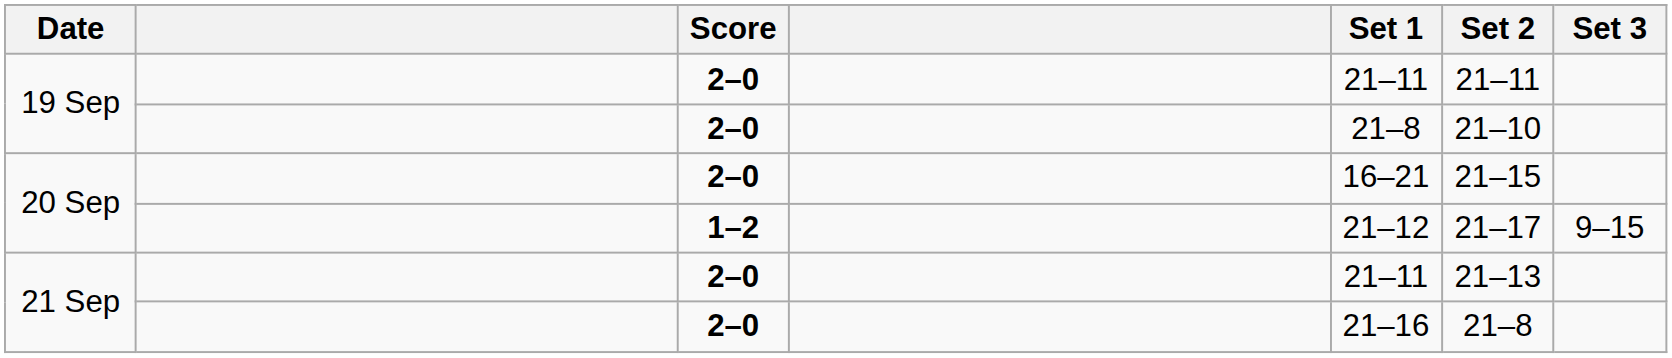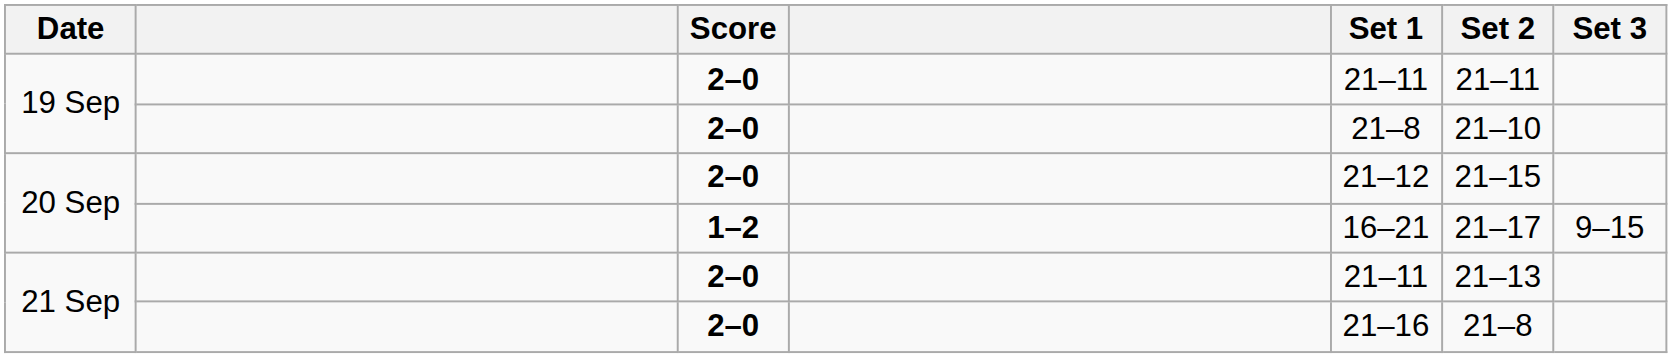(1386, 177) 16–21 -> (1386, 177) 21–12
(1386, 227) 21–12 -> (1386, 227) 16–21
